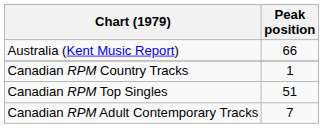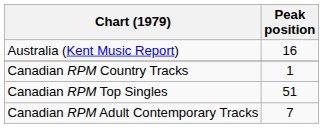(290, 50) 66 -> (290, 50) 16
